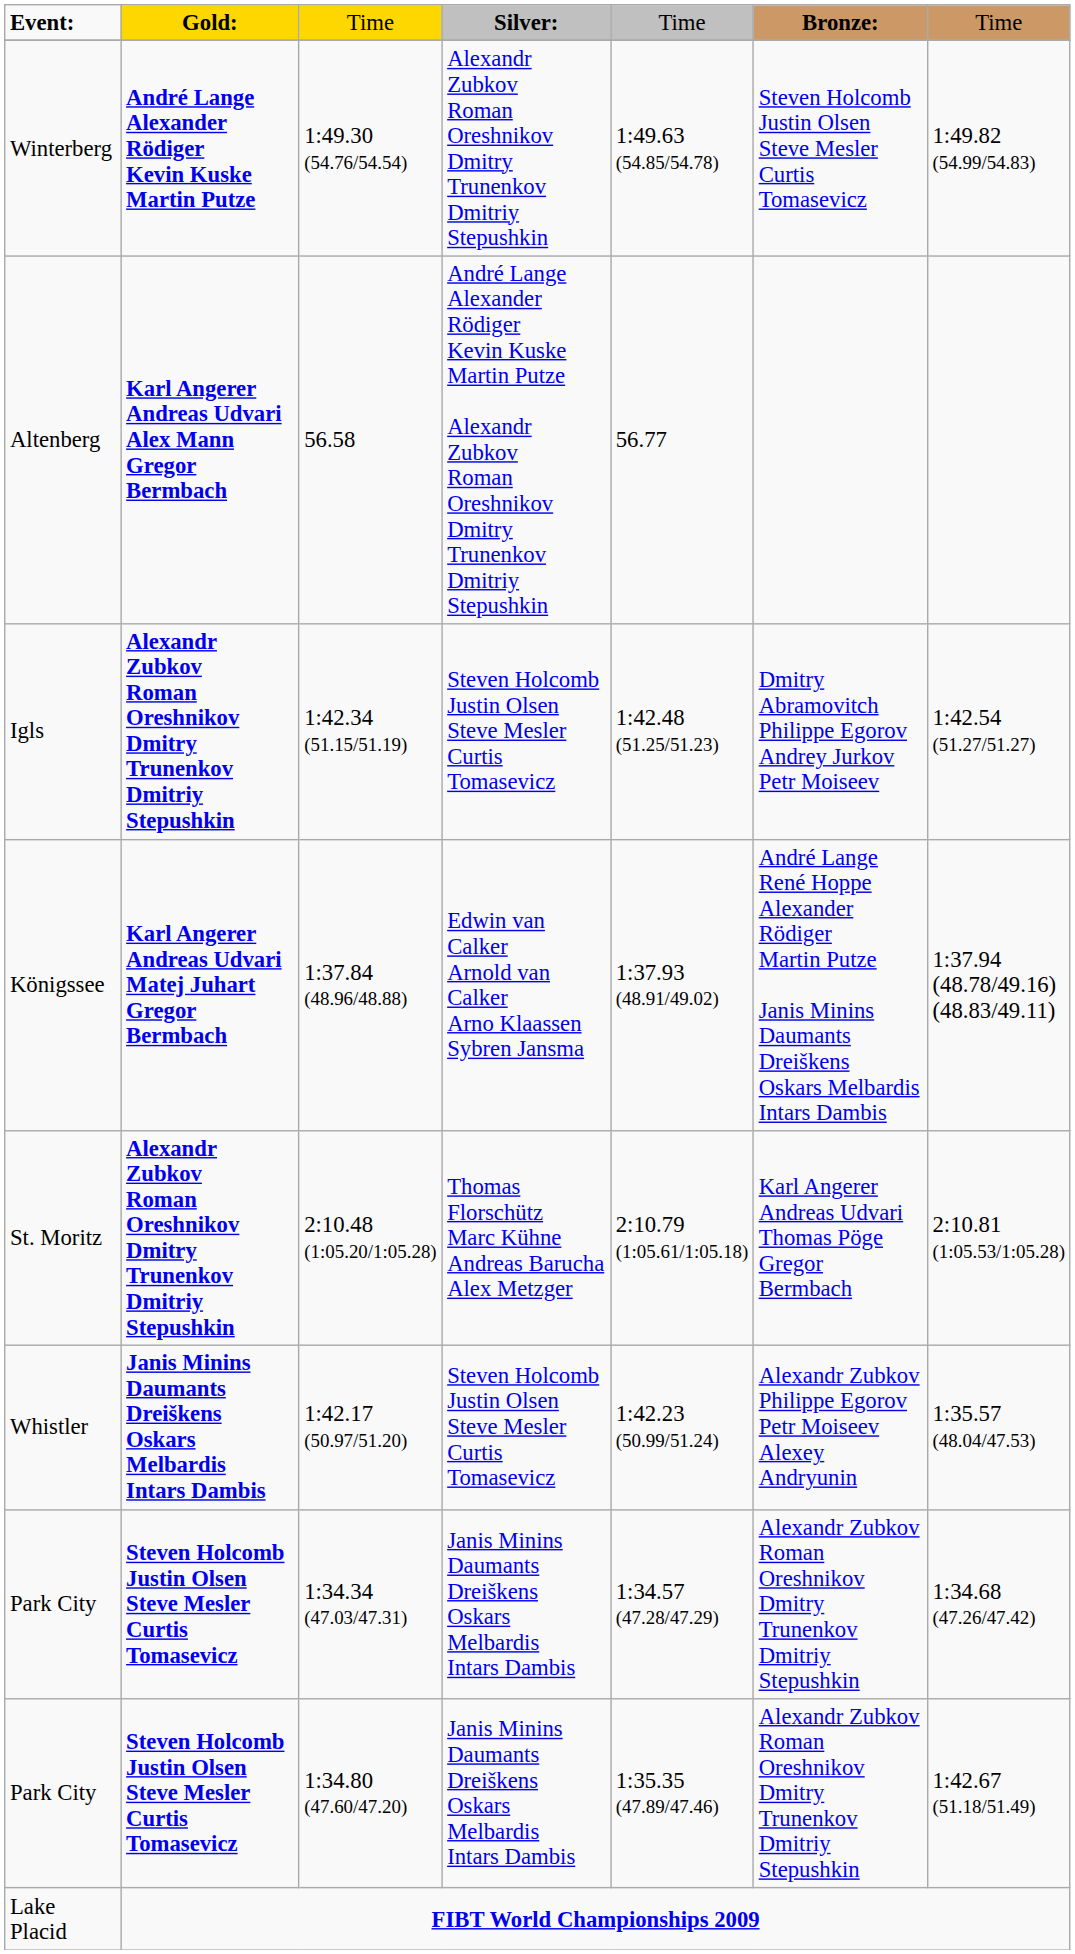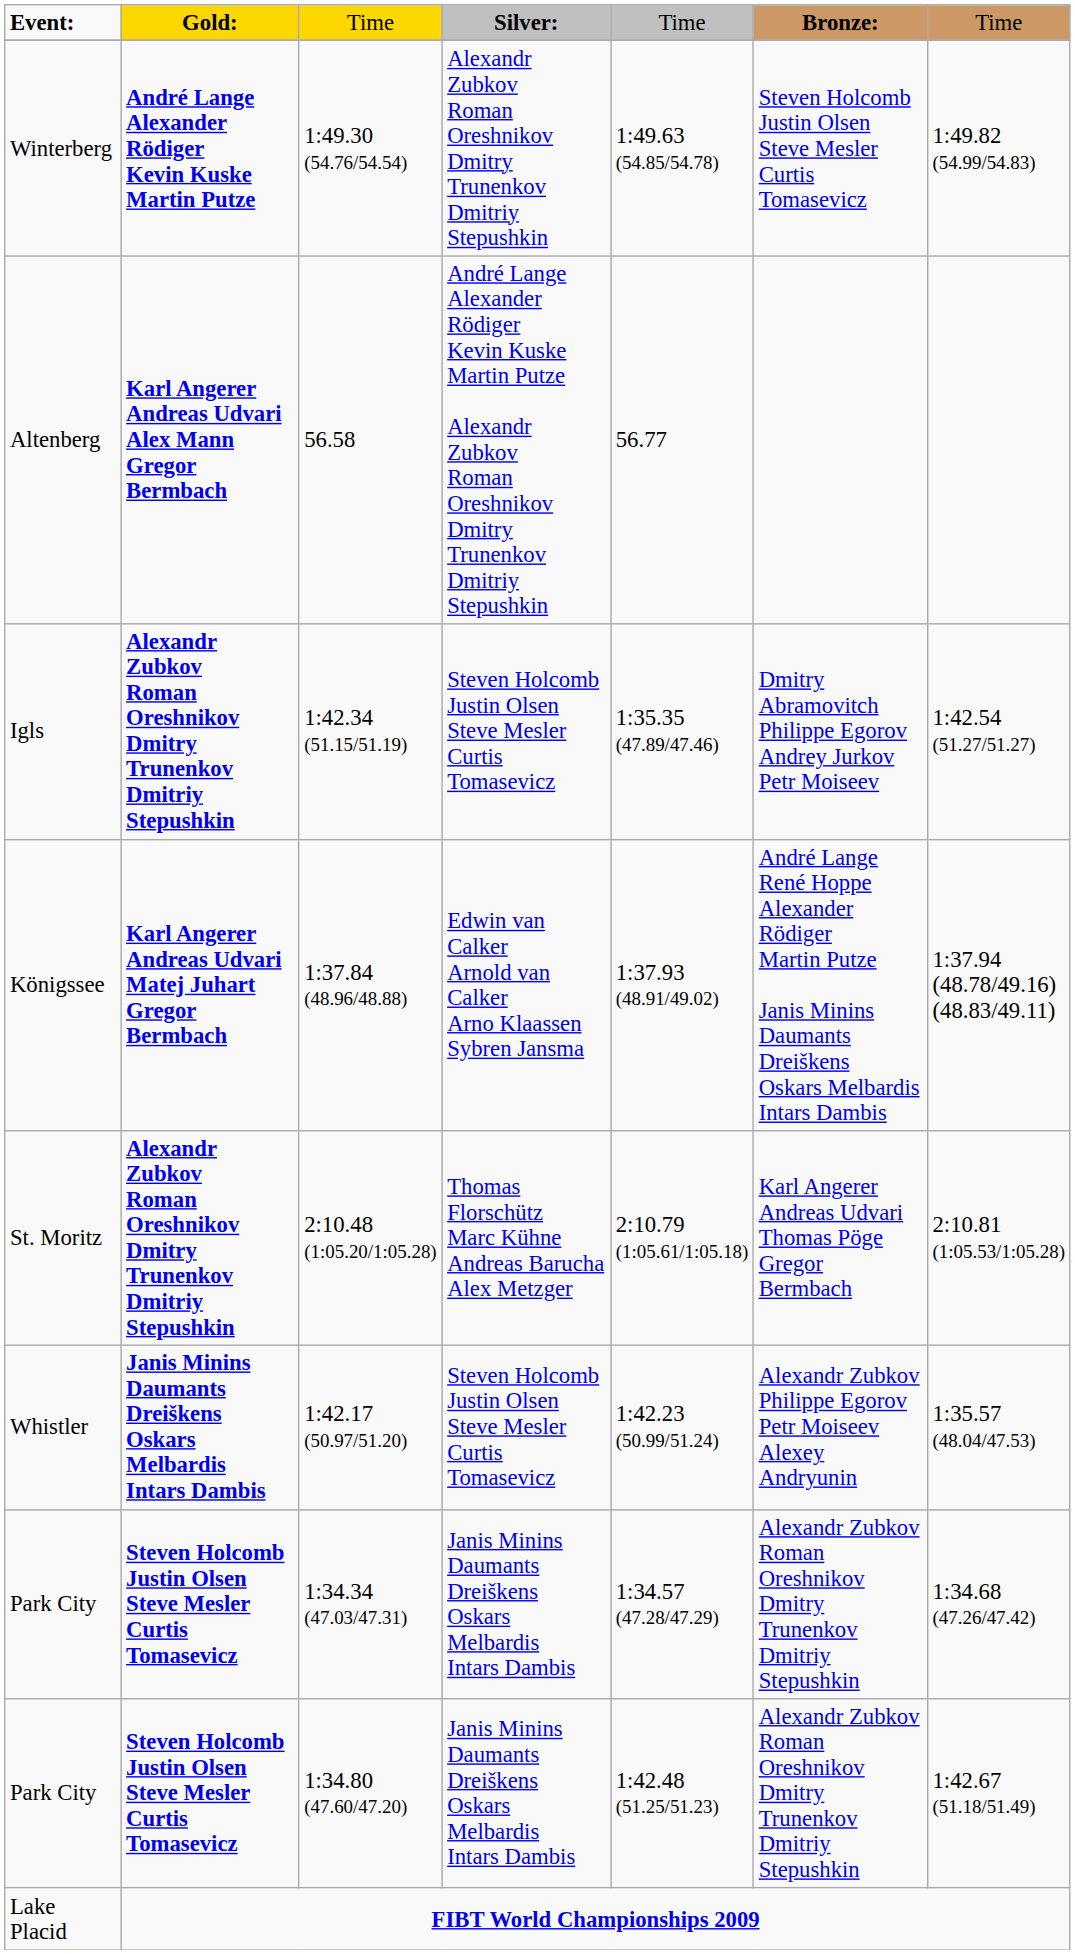(667, 731) 1:42.48 (51.25/51.23) -> (667, 731) 1:35.35 (47.89/47.46)
(667, 1793) 1:35.35 (47.89/47.46) -> (667, 1793) 1:42.48 (51.25/51.23)
